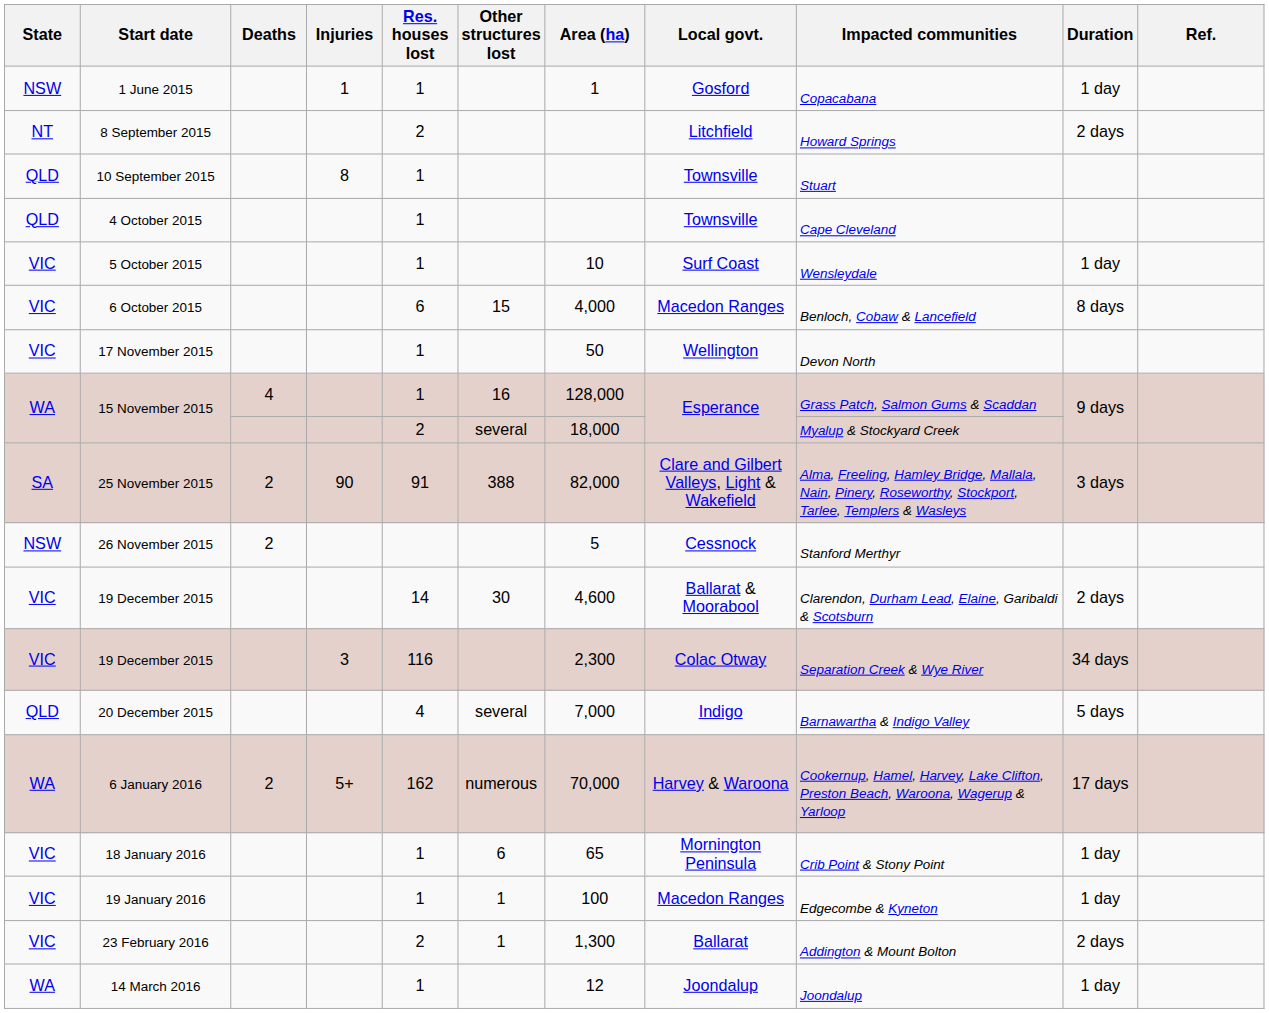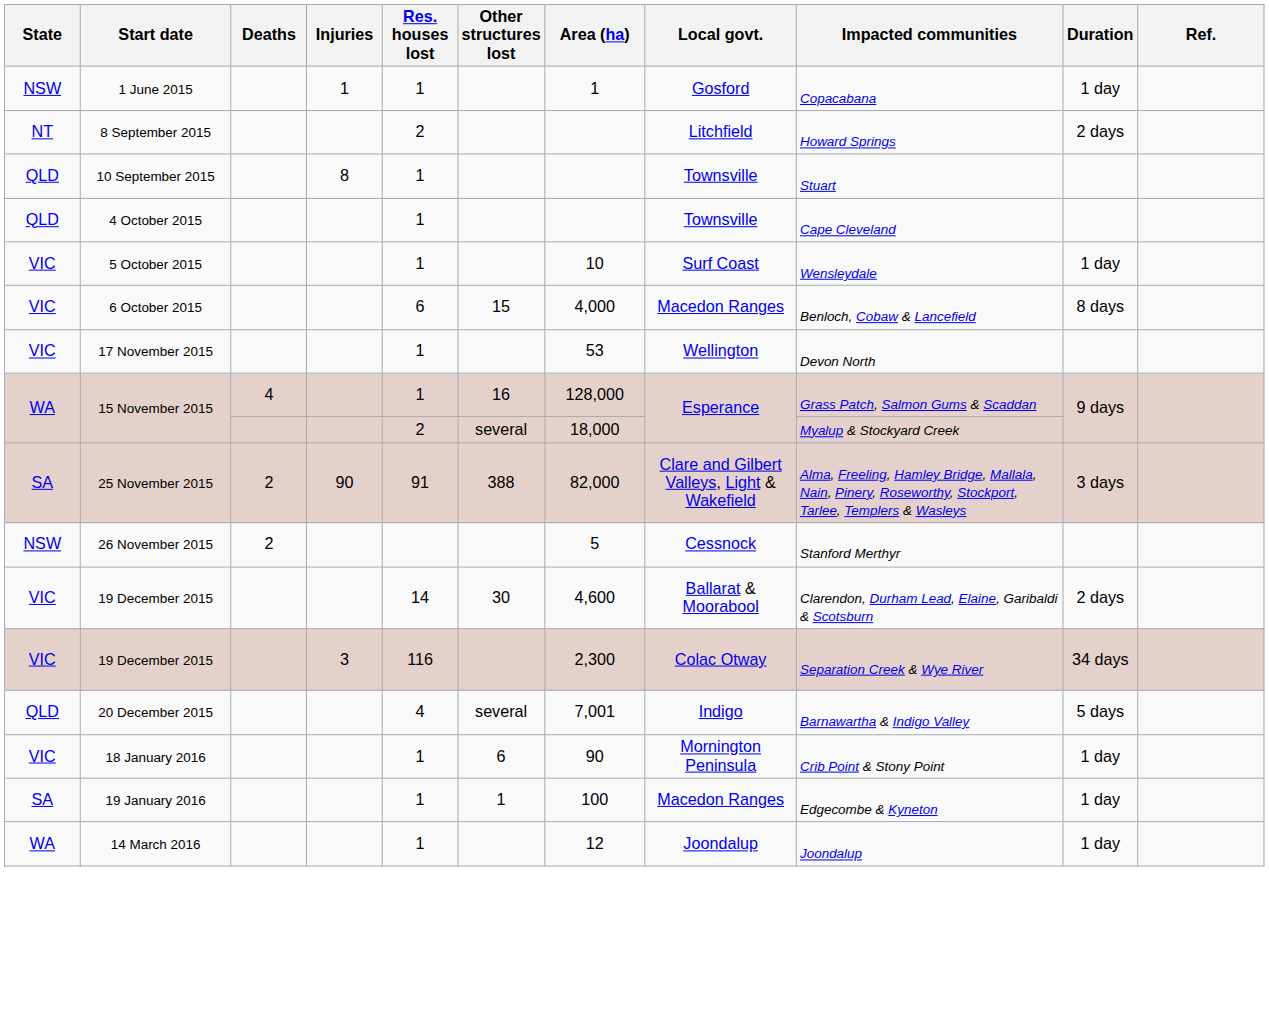(595, 351) 50 -> (595, 351) 53
(595, 712) 7,000 -> (595, 712) 7,001
- row: (156, 784)
(595, 854) 65 -> (595, 756) 90
(42, 898) VIC -> (42, 800) SA
- row: (156, 943)
